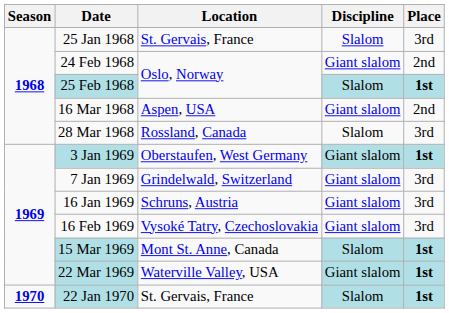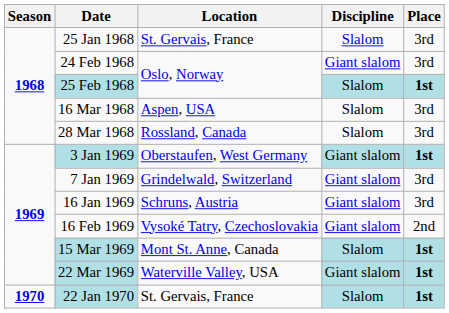(424, 62) 2nd -> (424, 62) 3rd
(363, 109) Giant slalom -> (363, 109) Slalom
(424, 109) 2nd -> (424, 109) 3rd
(424, 226) 3rd -> (424, 226) 2nd
